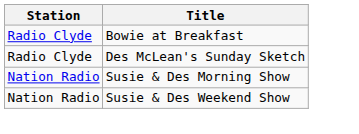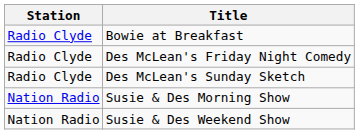+ row: (228, 56)
